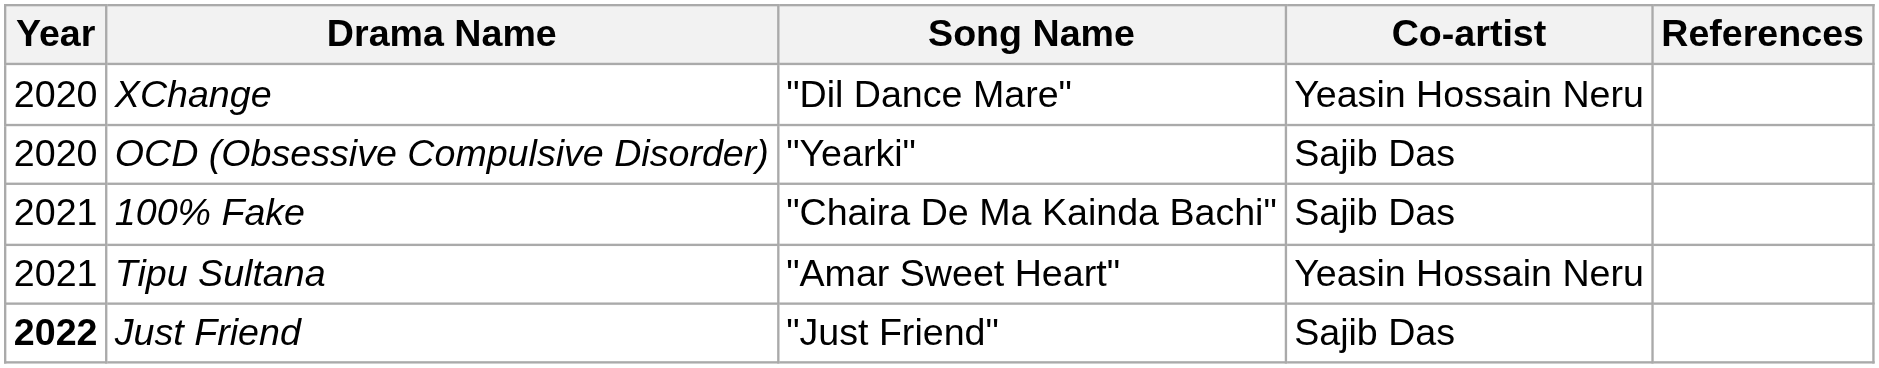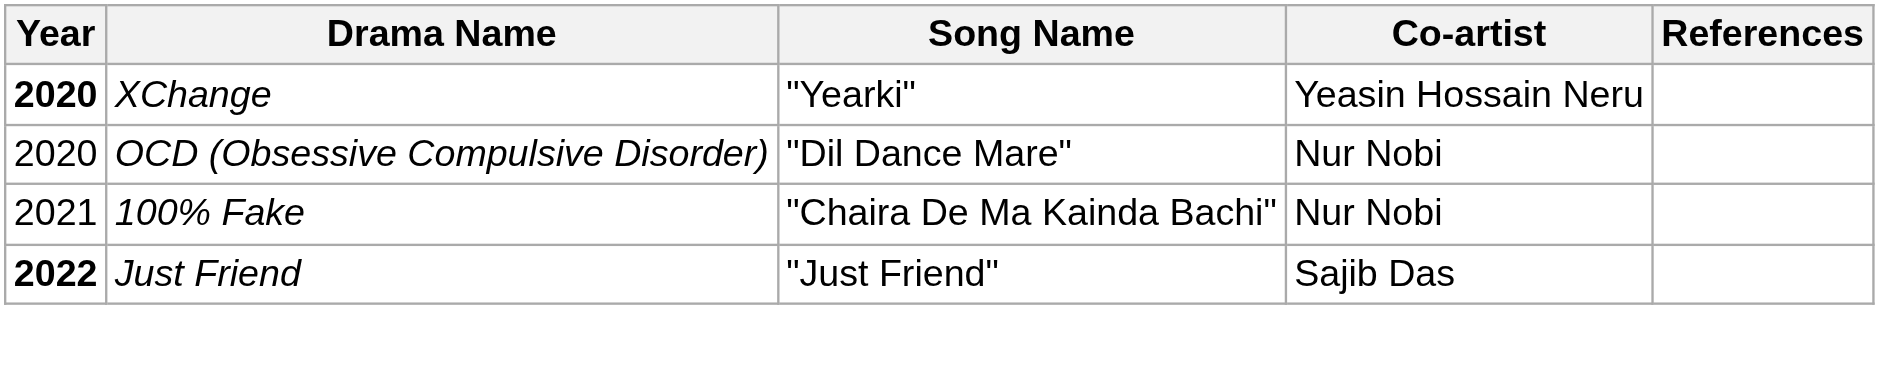(56, 93) normal -> (56, 93) bold
(929, 93) "Dil Dance Mare" -> (851, 93) "Yearki"
(851, 153) "Yearki" -> (929, 153) "Dil Dance Mare"
(1375, 153) Sajib Das -> (1368, 153) Nur Nobi
(1375, 213) Sajib Das -> (1368, 213) Nur Nobi
- row: (220, 272)
